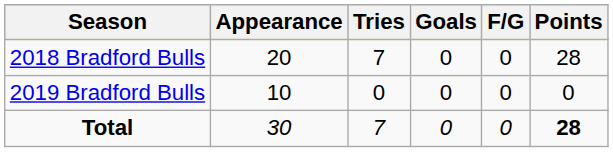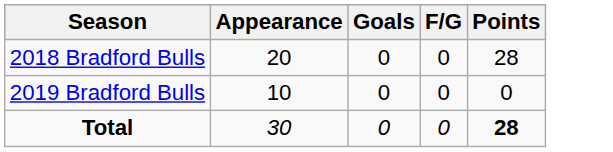- column: (379, 22)
